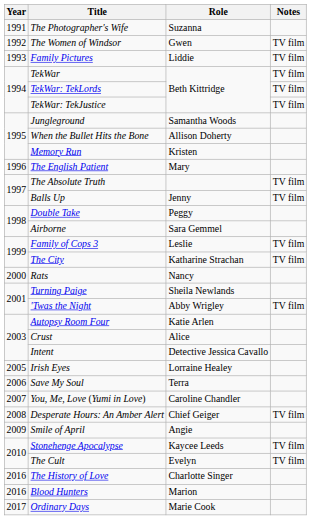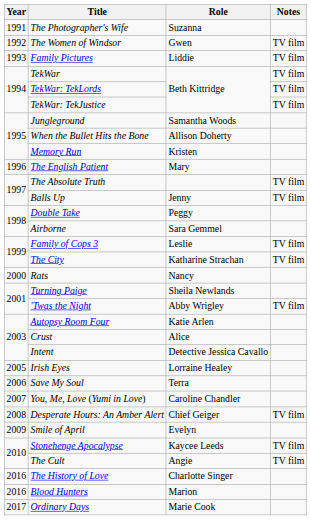(180, 430) Angie -> (182, 430) Evelyn
(182, 461) Evelyn -> (180, 461) Angie
